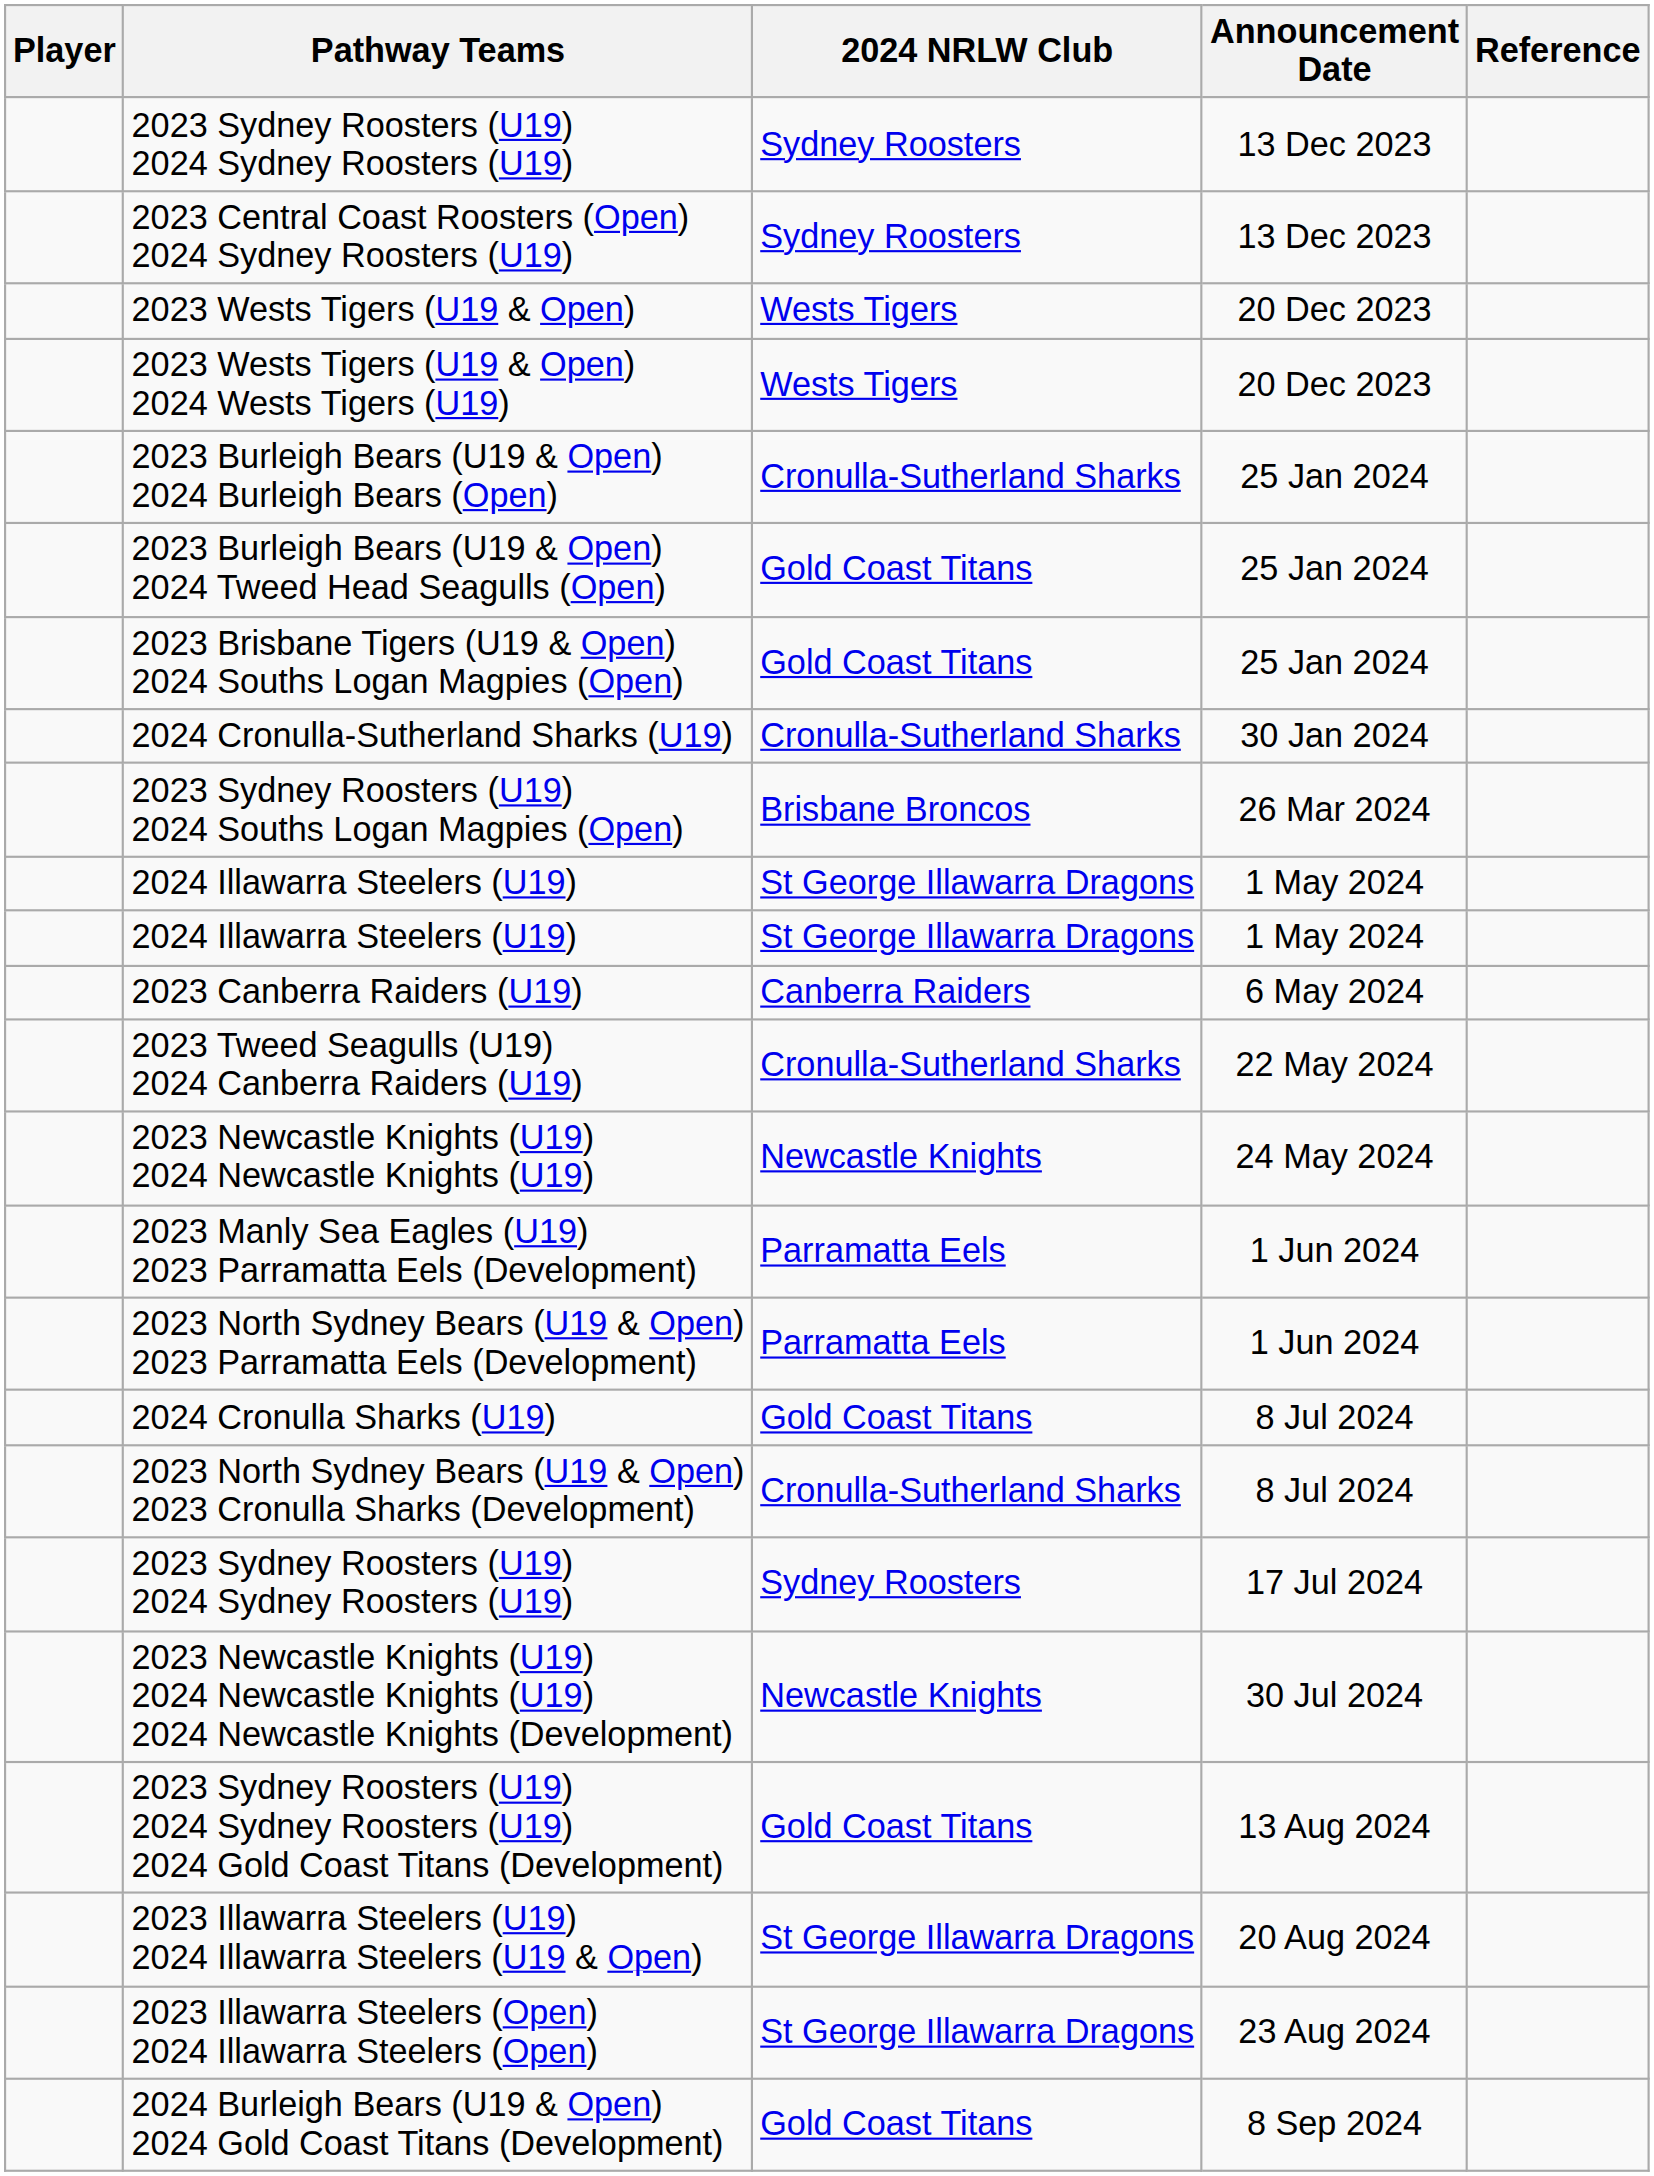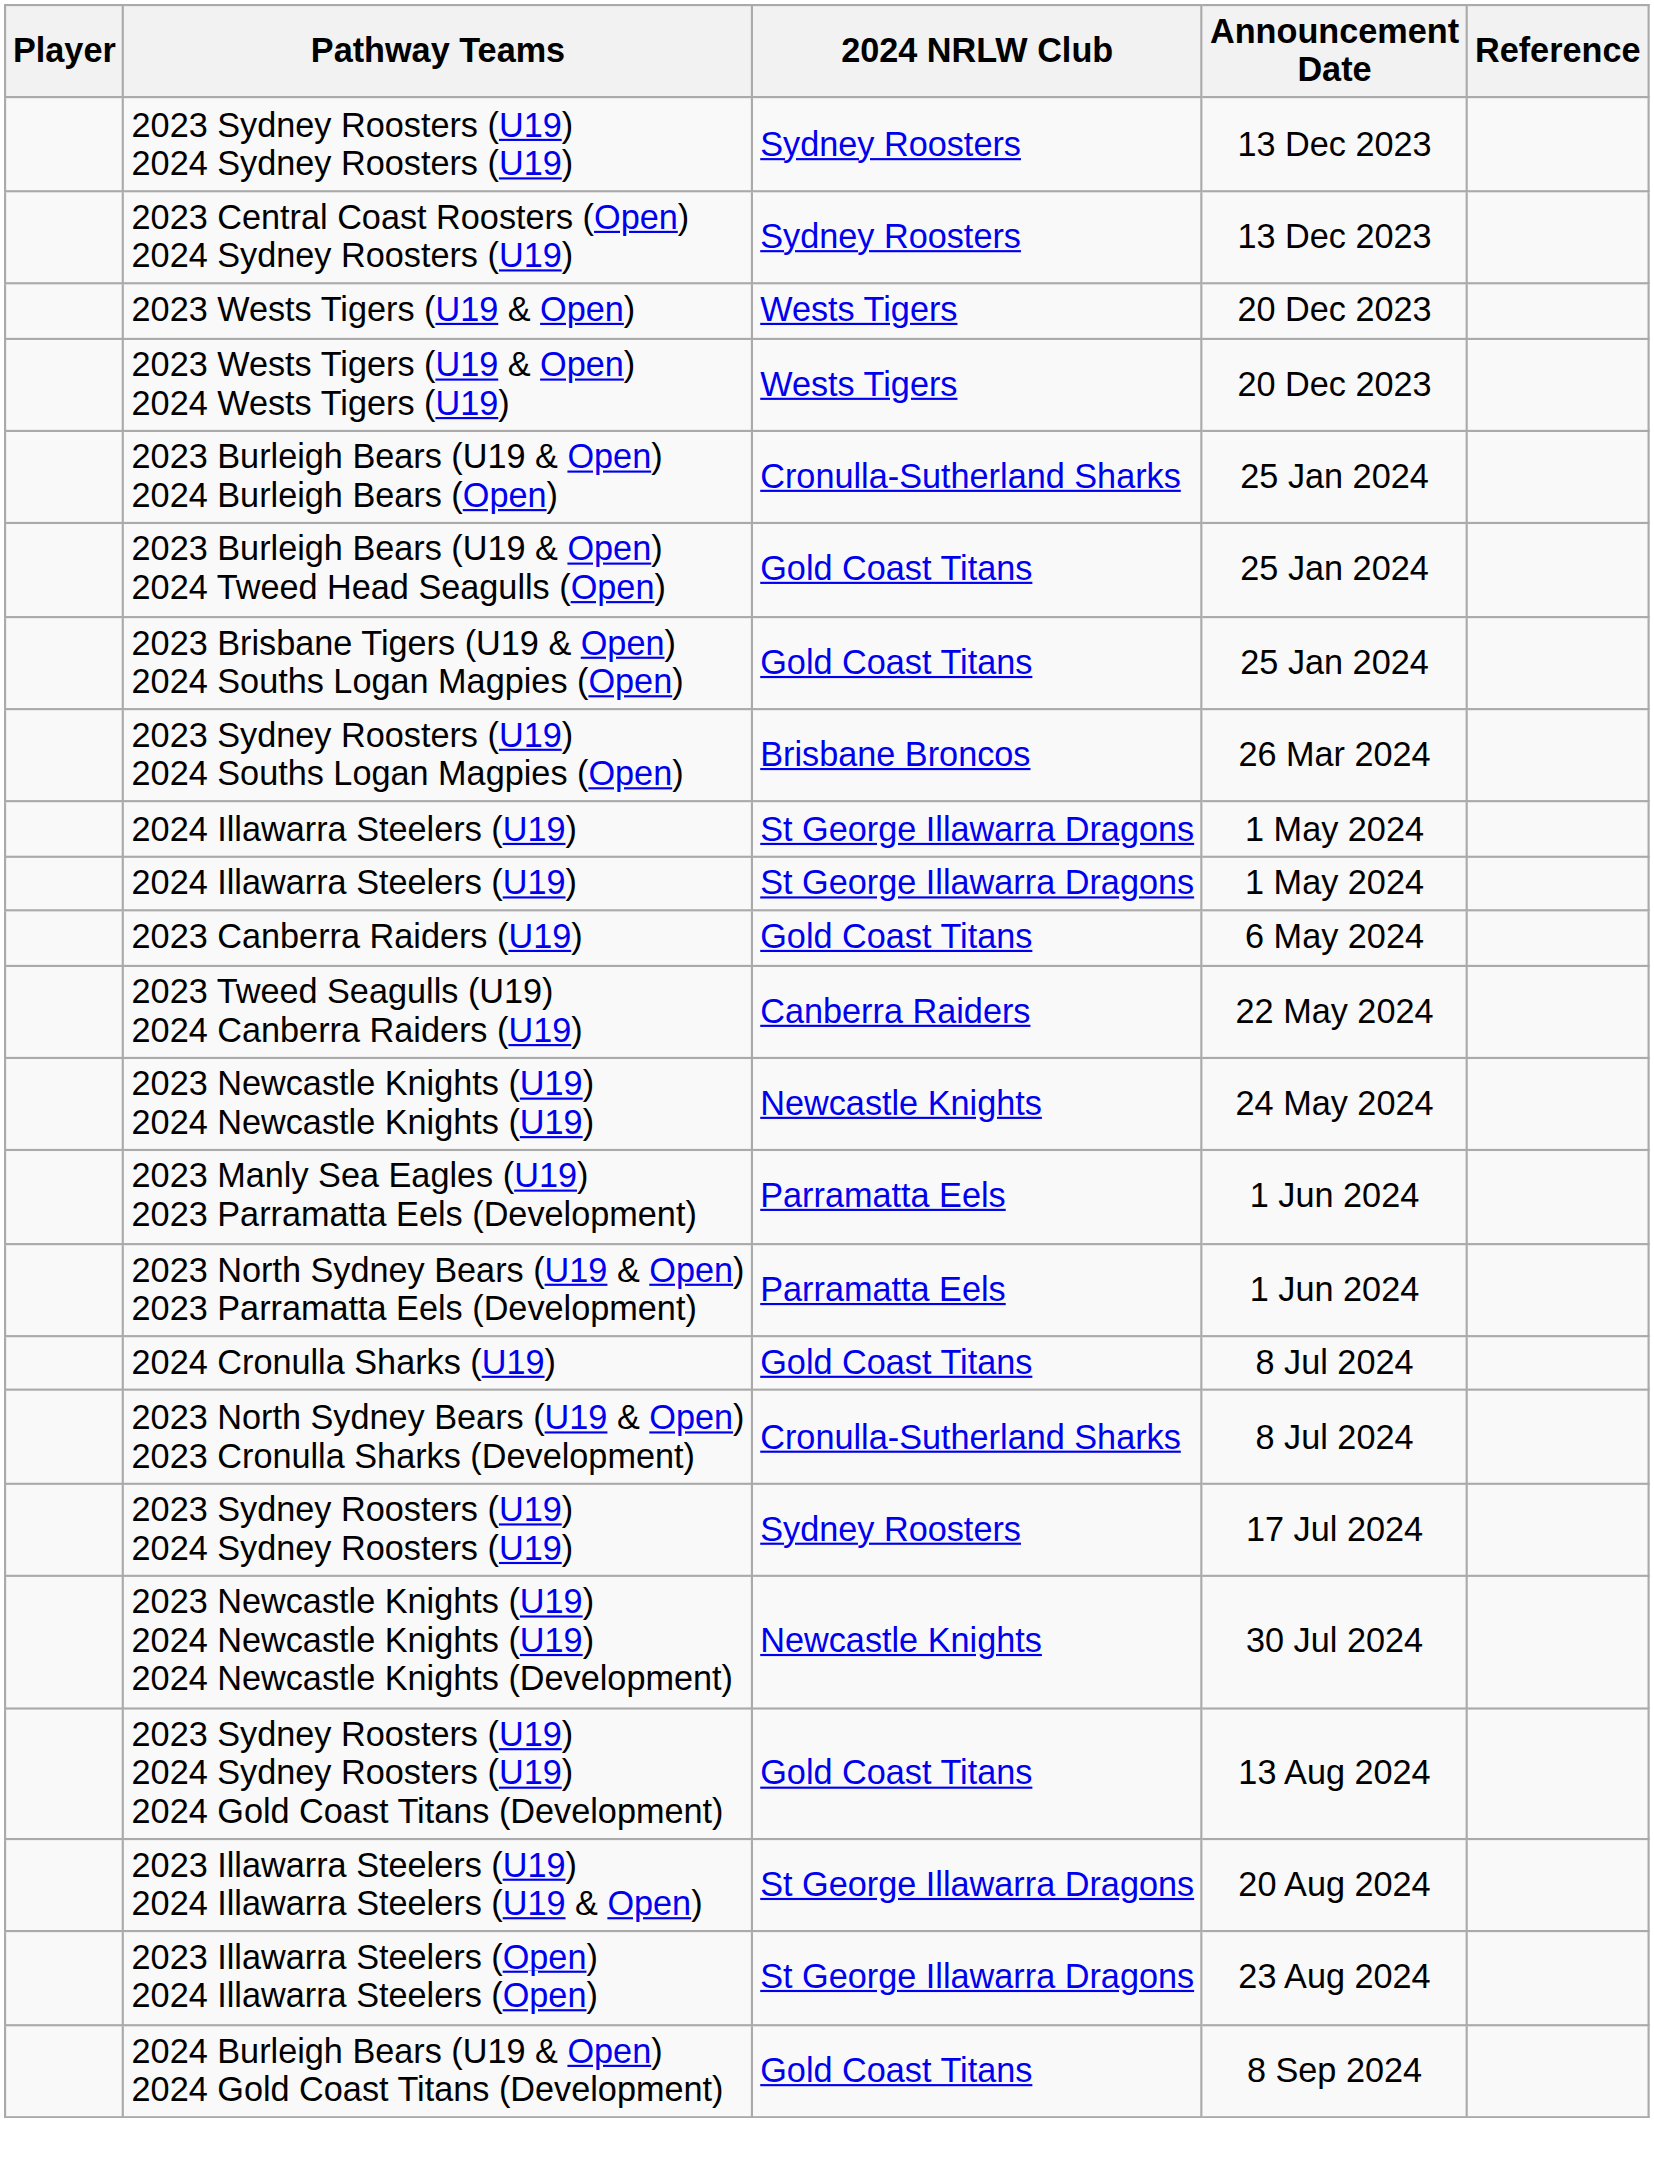- row: (432, 735)
(895, 991) Canberra Raiders -> (896, 937) Gold Coast Titans
(971, 1065) Cronulla-Sutherland Sharks -> (895, 1010) Canberra Raiders
